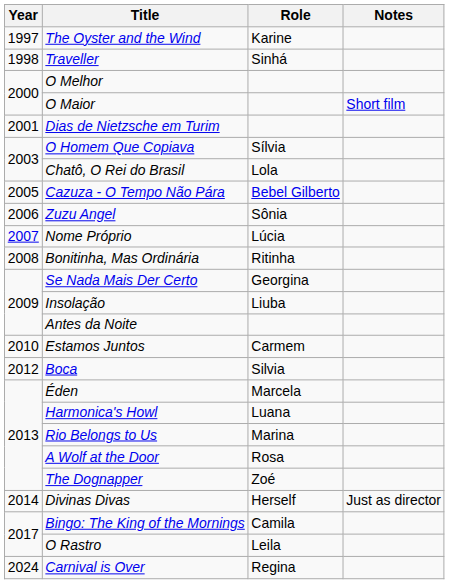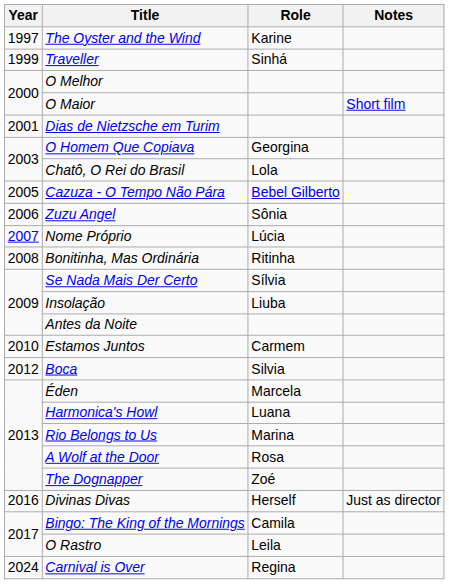(23, 60) 1998 -> (23, 60) 1999
(268, 148) Sílvia -> (280, 148) Georgina
(280, 281) Georgina -> (268, 281) Sílvia
(23, 501) 2014 -> (23, 501) 2016
